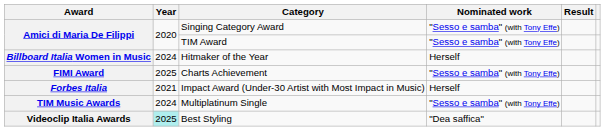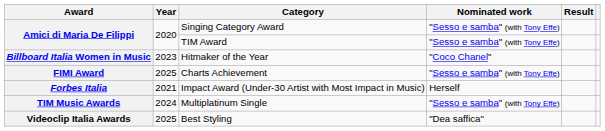(166, 57) 2024 -> (166, 57) 2023
(444, 57) Herself -> (460, 57) "Coco Chanel"
(166, 118) paleturquoise background -> (166, 118) no background
